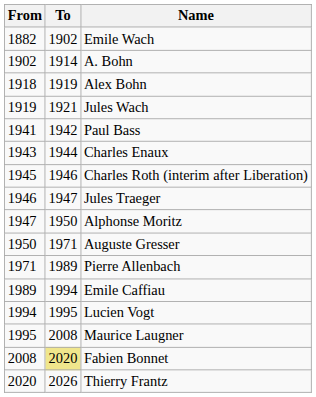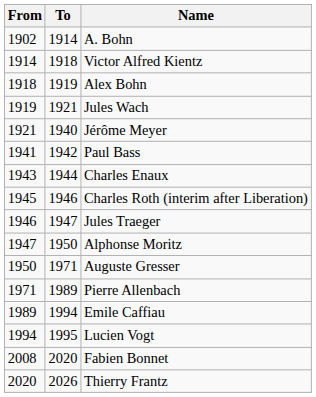- row: (119, 38)
+ row: (143, 61)
+ row: (125, 130)
- row: (134, 335)
(63, 358) khaki background -> (63, 358) no background
